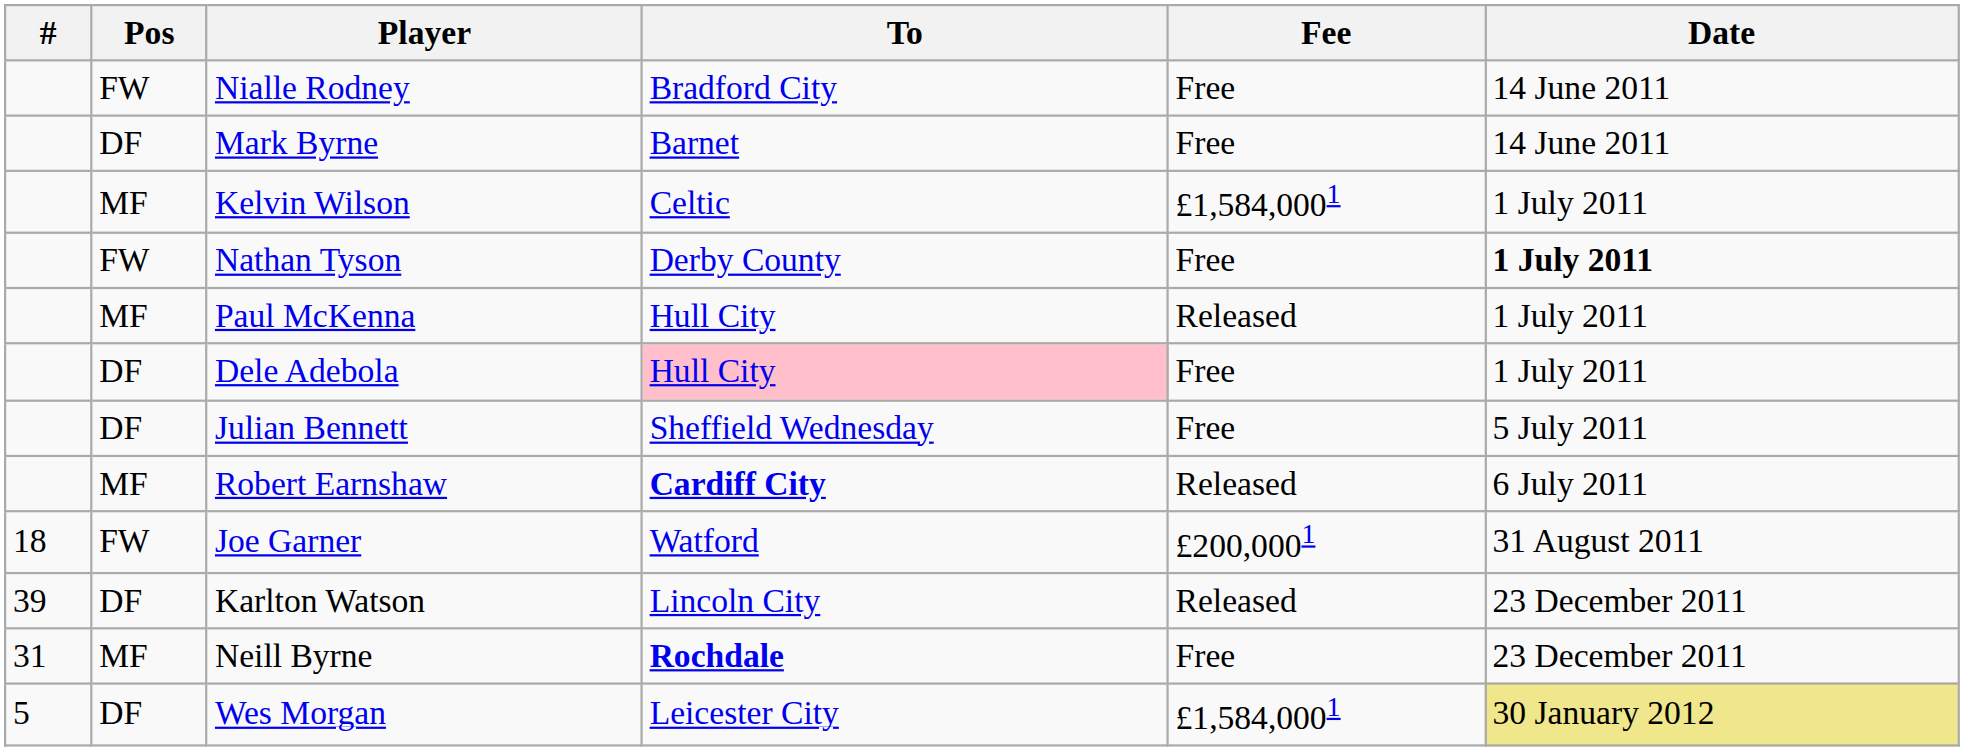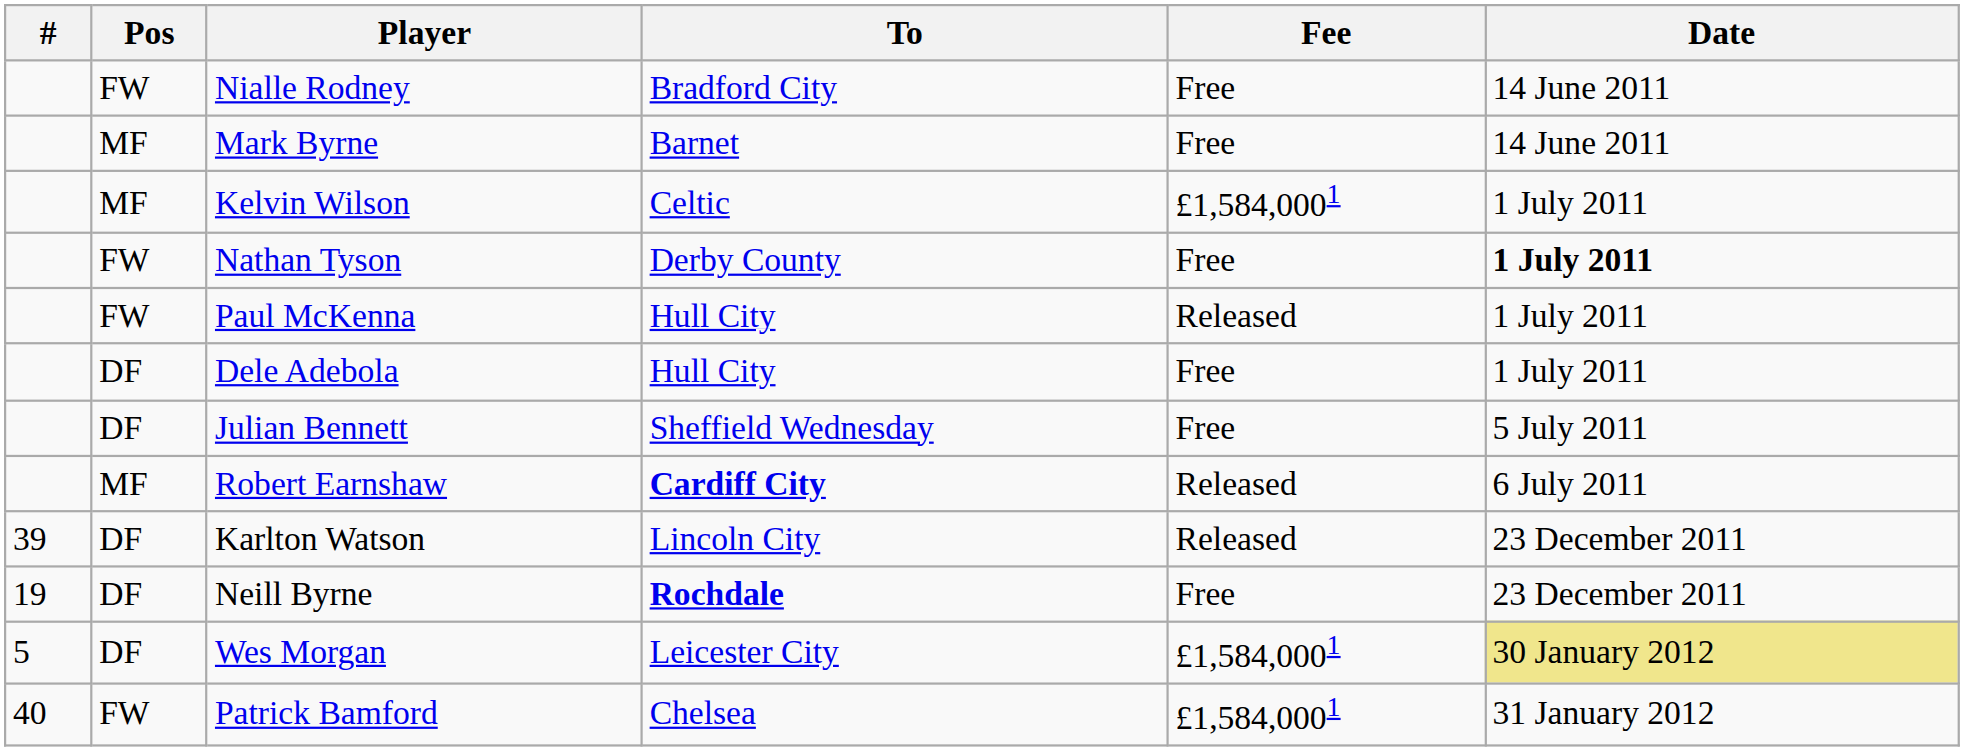(121, 143) DF -> (123, 143) MF
(123, 316) MF -> (124, 316) FW
(713, 371) pink background -> (713, 371) no background
- row: (288, 541)
(30, 655) 31 -> (30, 593) 19
(123, 655) MF -> (121, 593) DF
+ row: (326, 713)
